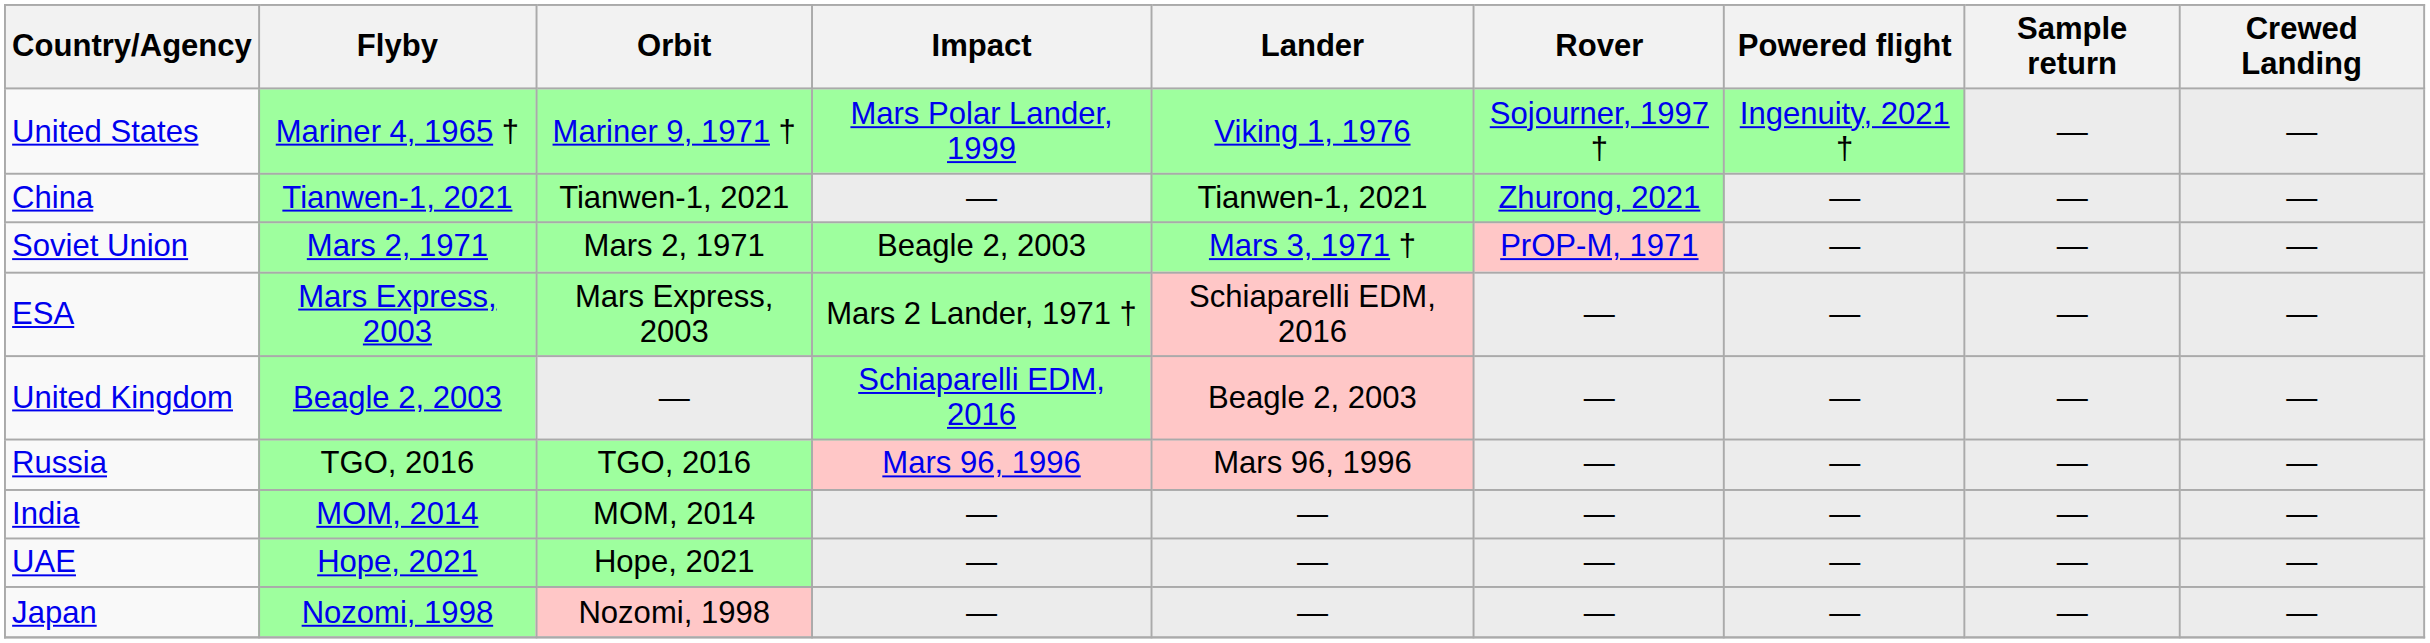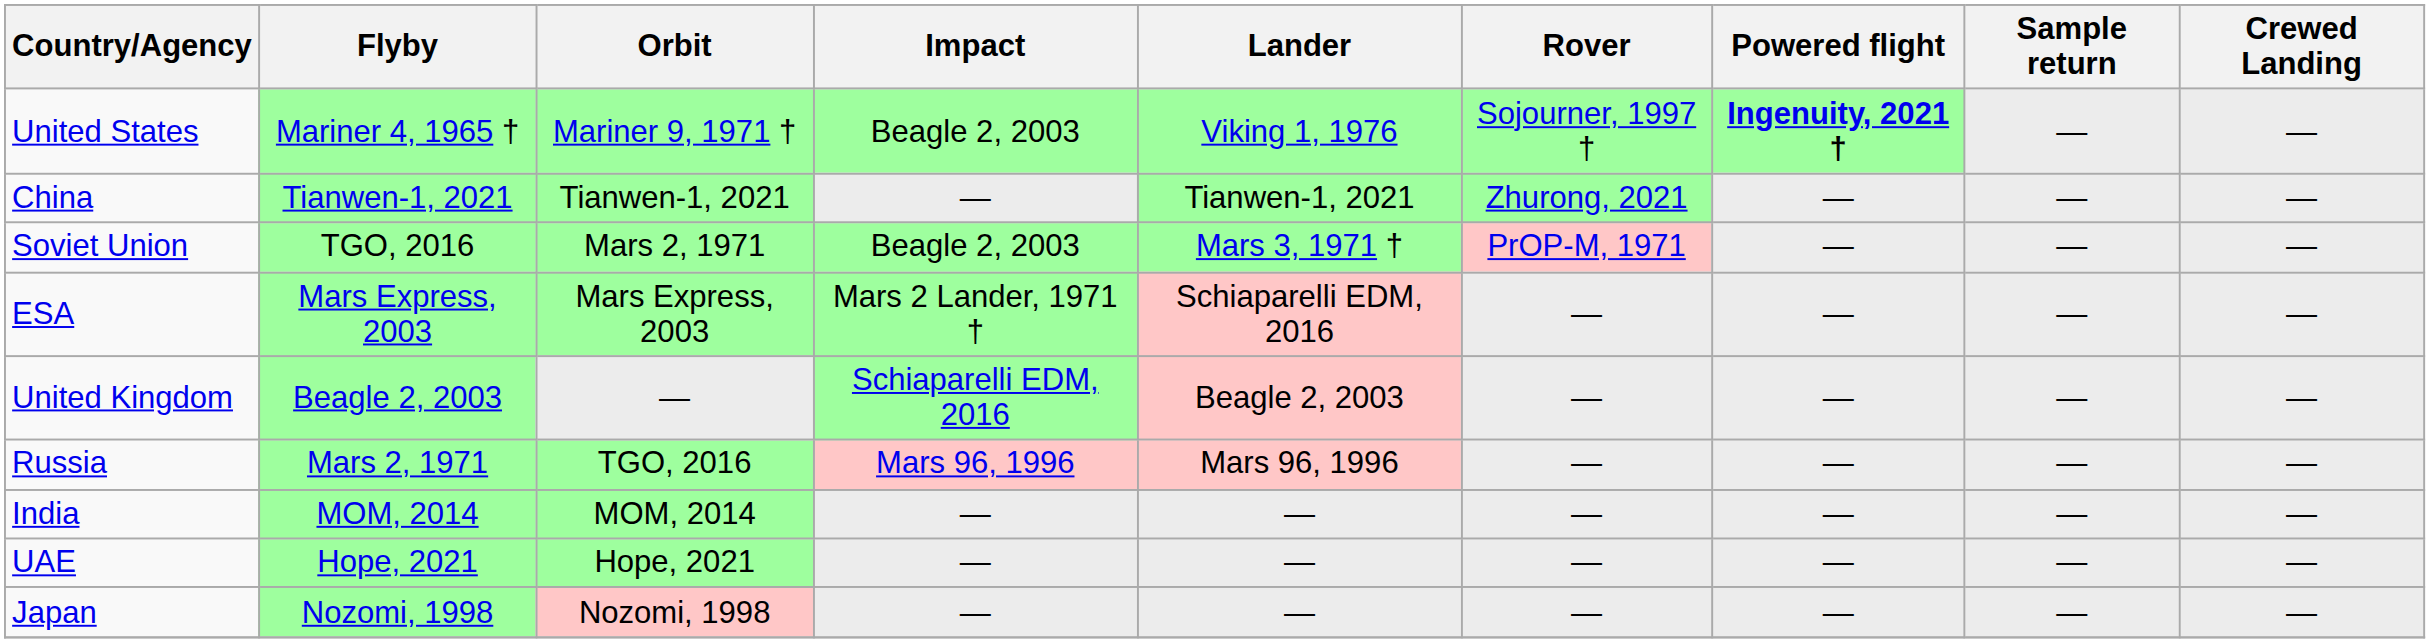(982, 130) Mars Polar Lander, 1999 -> (975, 130) Beagle 2, 2003
(1845, 130) normal -> (1838, 130) bold
(397, 246) Mars 2, 1971 -> (398, 246) TGO, 2016
(397, 464) TGO, 2016 -> (398, 464) Mars 2, 1971
